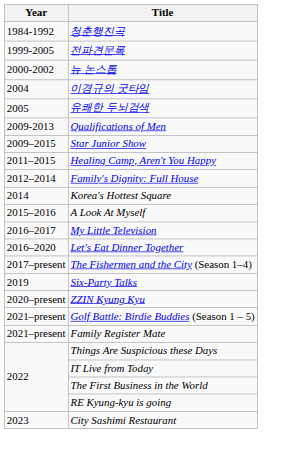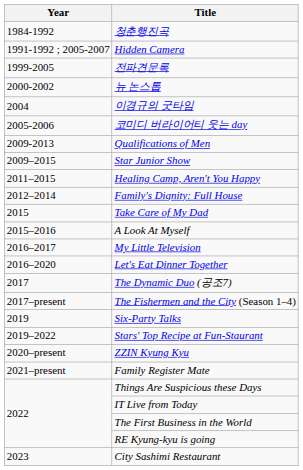+ row: (150, 49)
- row: (110, 108)
+ row: (181, 125)
- row: (121, 195)
+ row: (161, 213)
+ row: (173, 282)
+ row: (189, 335)
- row: (163, 316)
